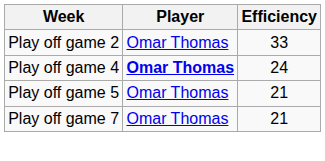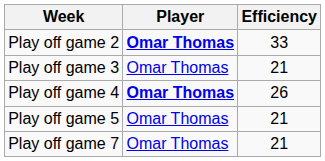(177, 42) normal -> (180, 42) bold
+ row: (64, 67)
(279, 67) 24 -> (279, 93) 26
